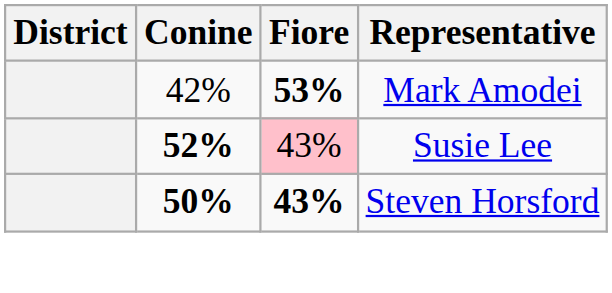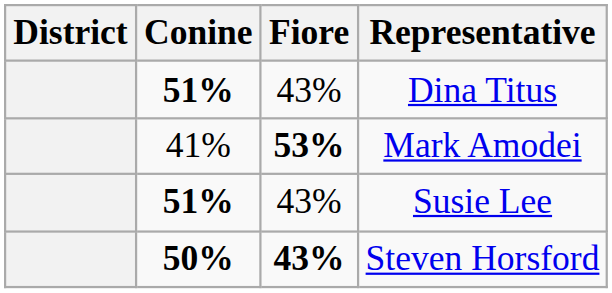+ row: (482, 88)
(198, 88) 42% -> (198, 145) 41%
(198, 145) 52% -> (198, 201) 51%
(309, 145) pink background -> (309, 201) no background
